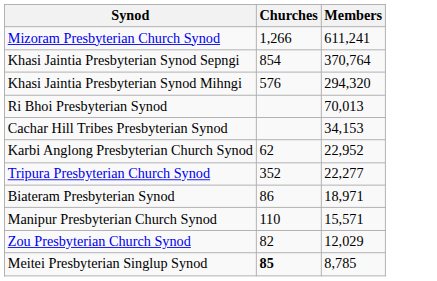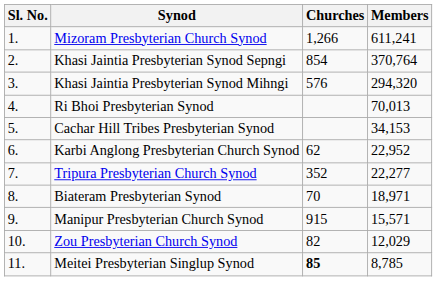+ column: (28, 15)
(267, 196) 86 -> (313, 196) 70
(270, 219) 110 -> (317, 219) 915
